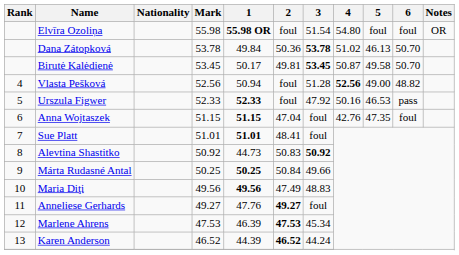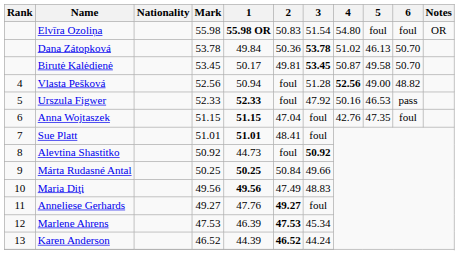(288, 30) foul -> (288, 30) 50.83
(288, 153) 50.83 -> (288, 153) foul
